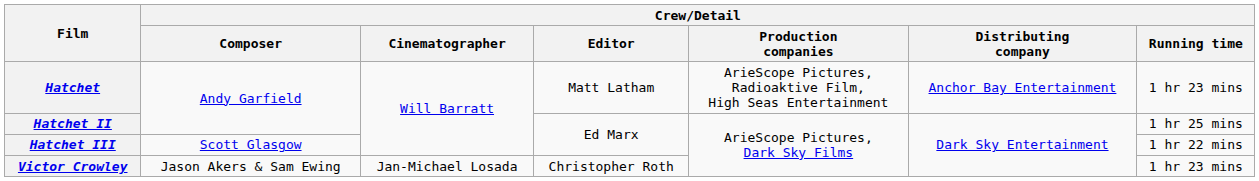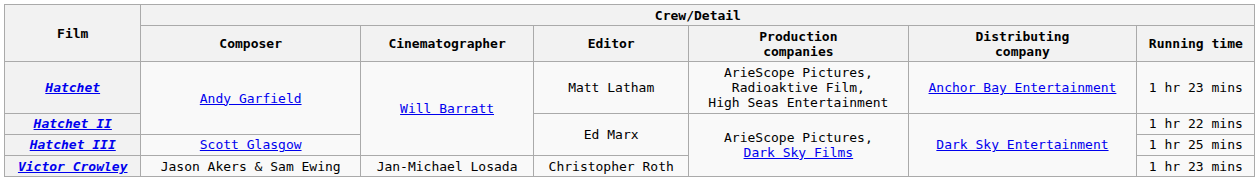(1196, 124) 1 hr 25 mins -> (1196, 124) 1 hr 22 mins
(1196, 145) 1 hr 22 mins -> (1196, 145) 1 hr 25 mins
